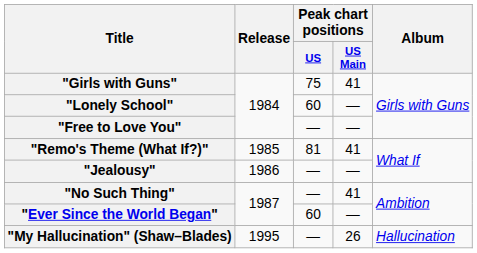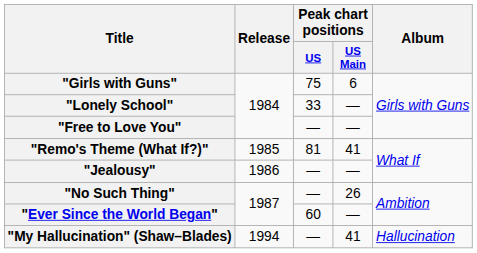(353, 83) 41 -> (353, 83) 6
(313, 105) 60 -> (313, 105) 33
(353, 193) 41 -> (353, 193) 26
(264, 236) 1995 -> (264, 236) 1994
(353, 236) 26 -> (353, 236) 41
